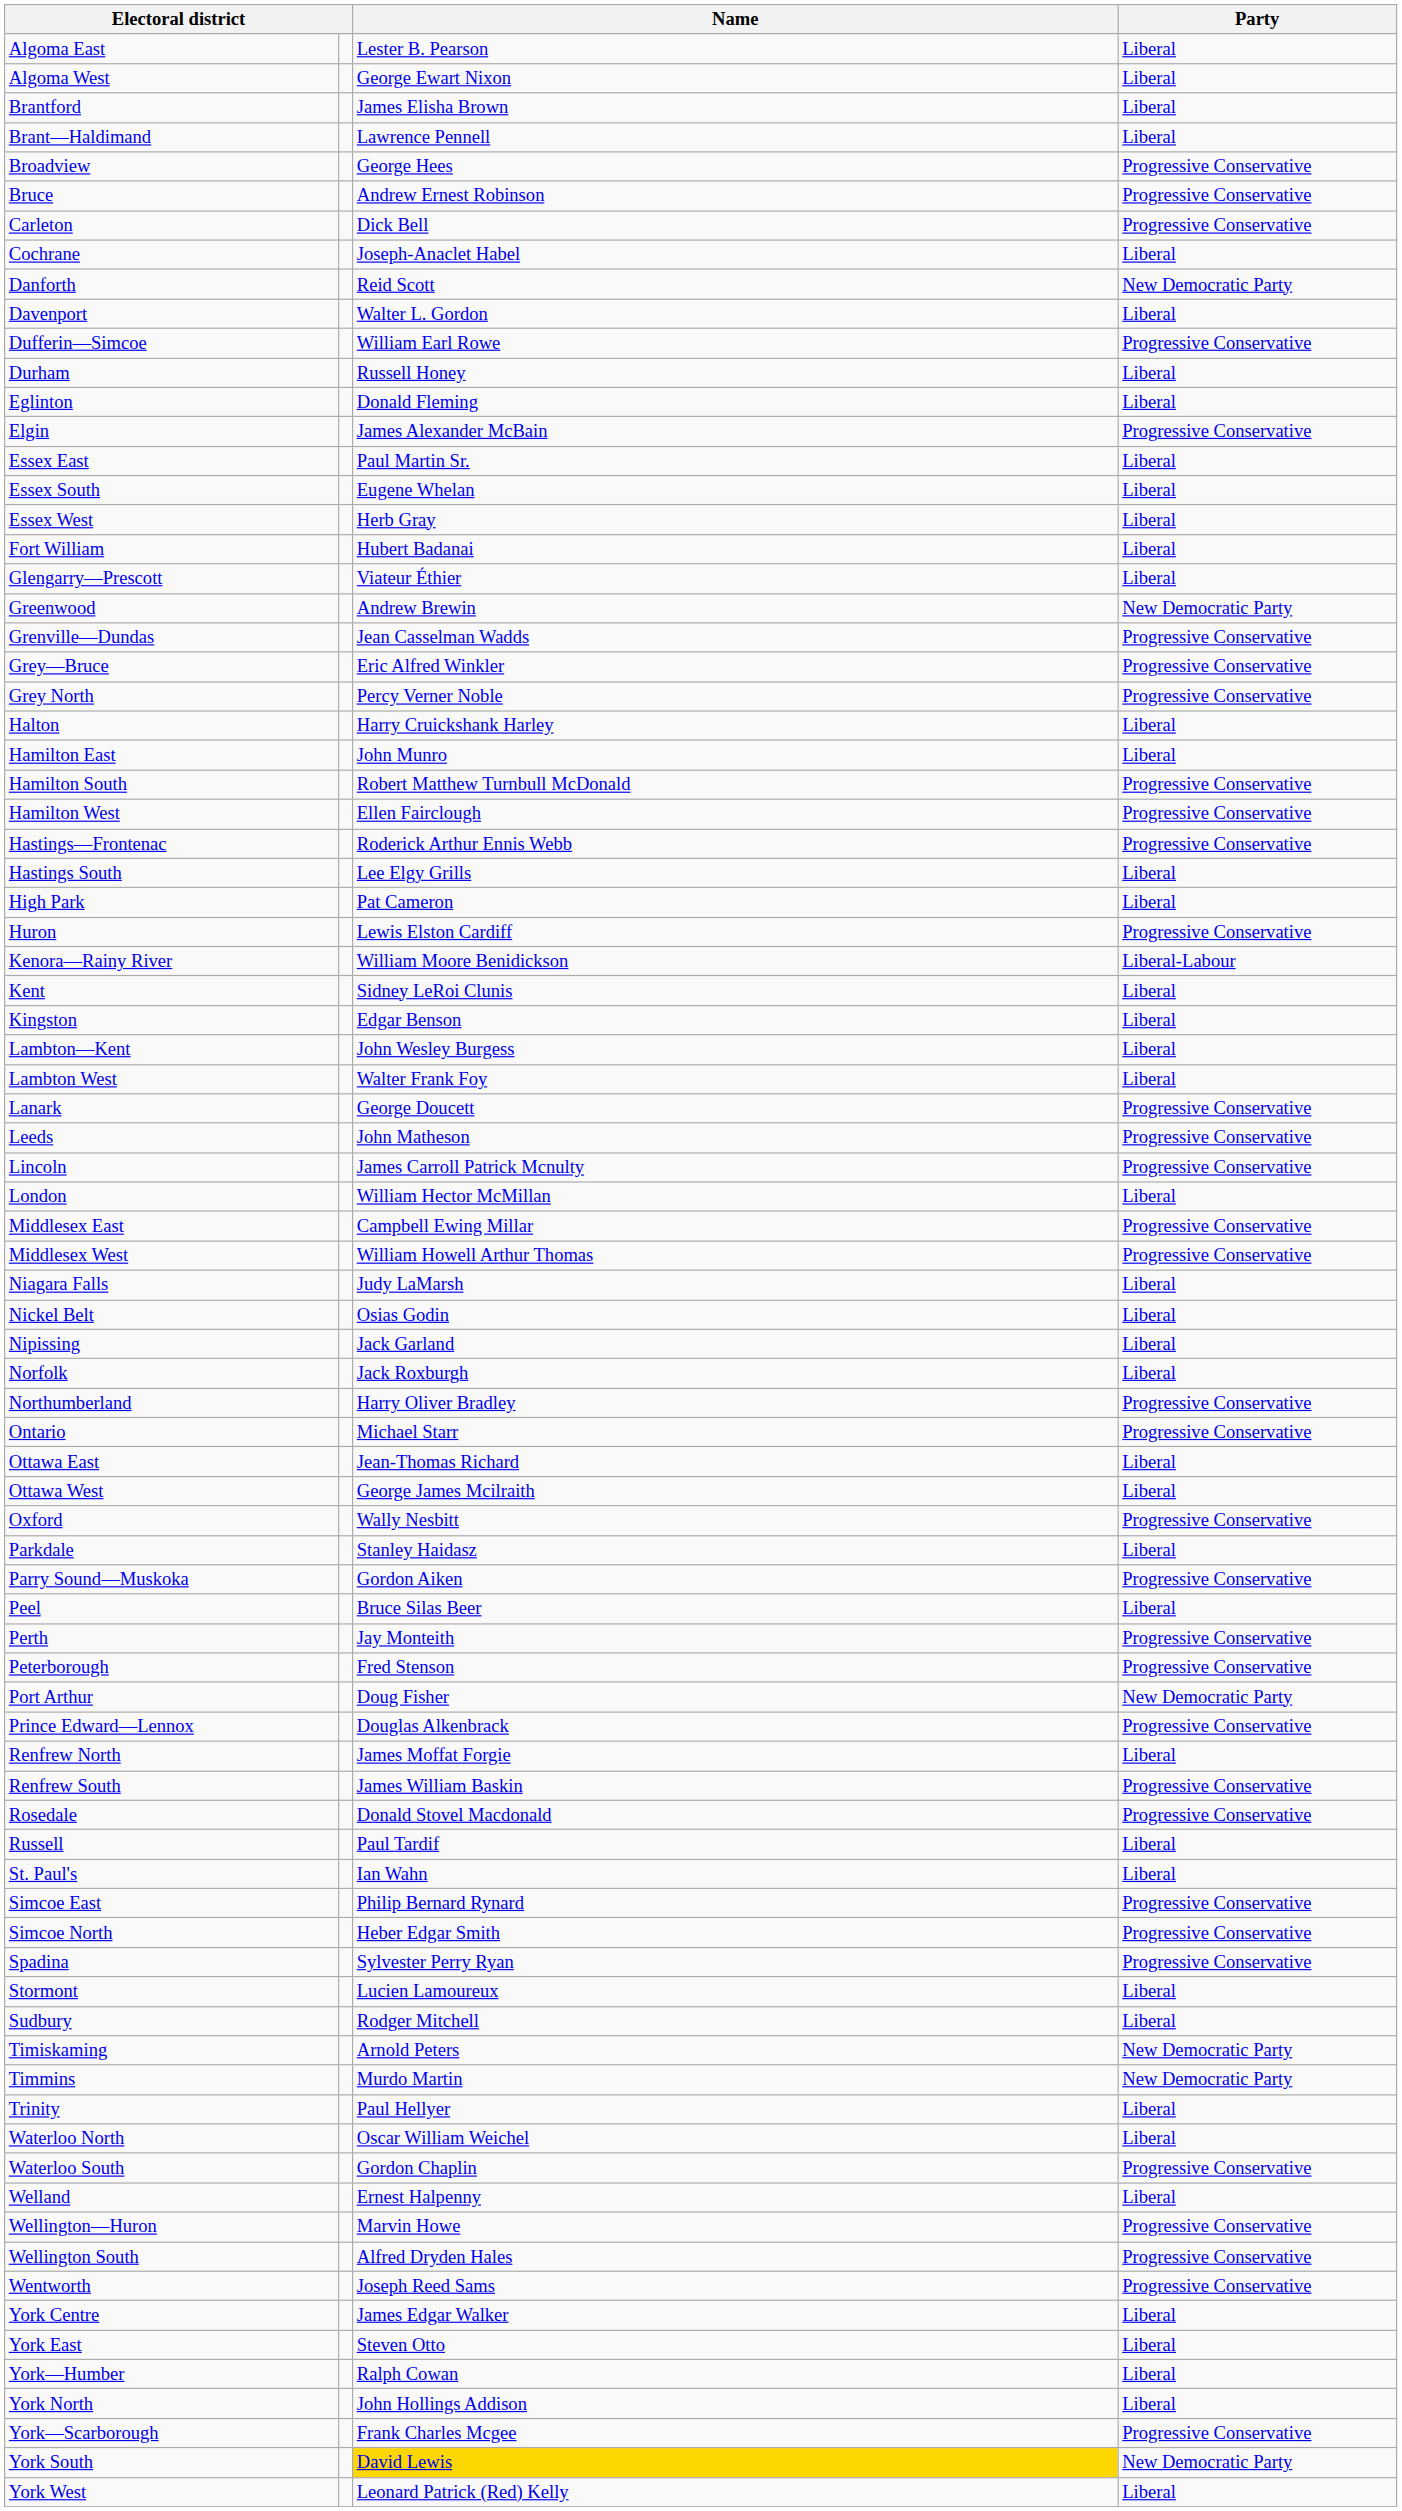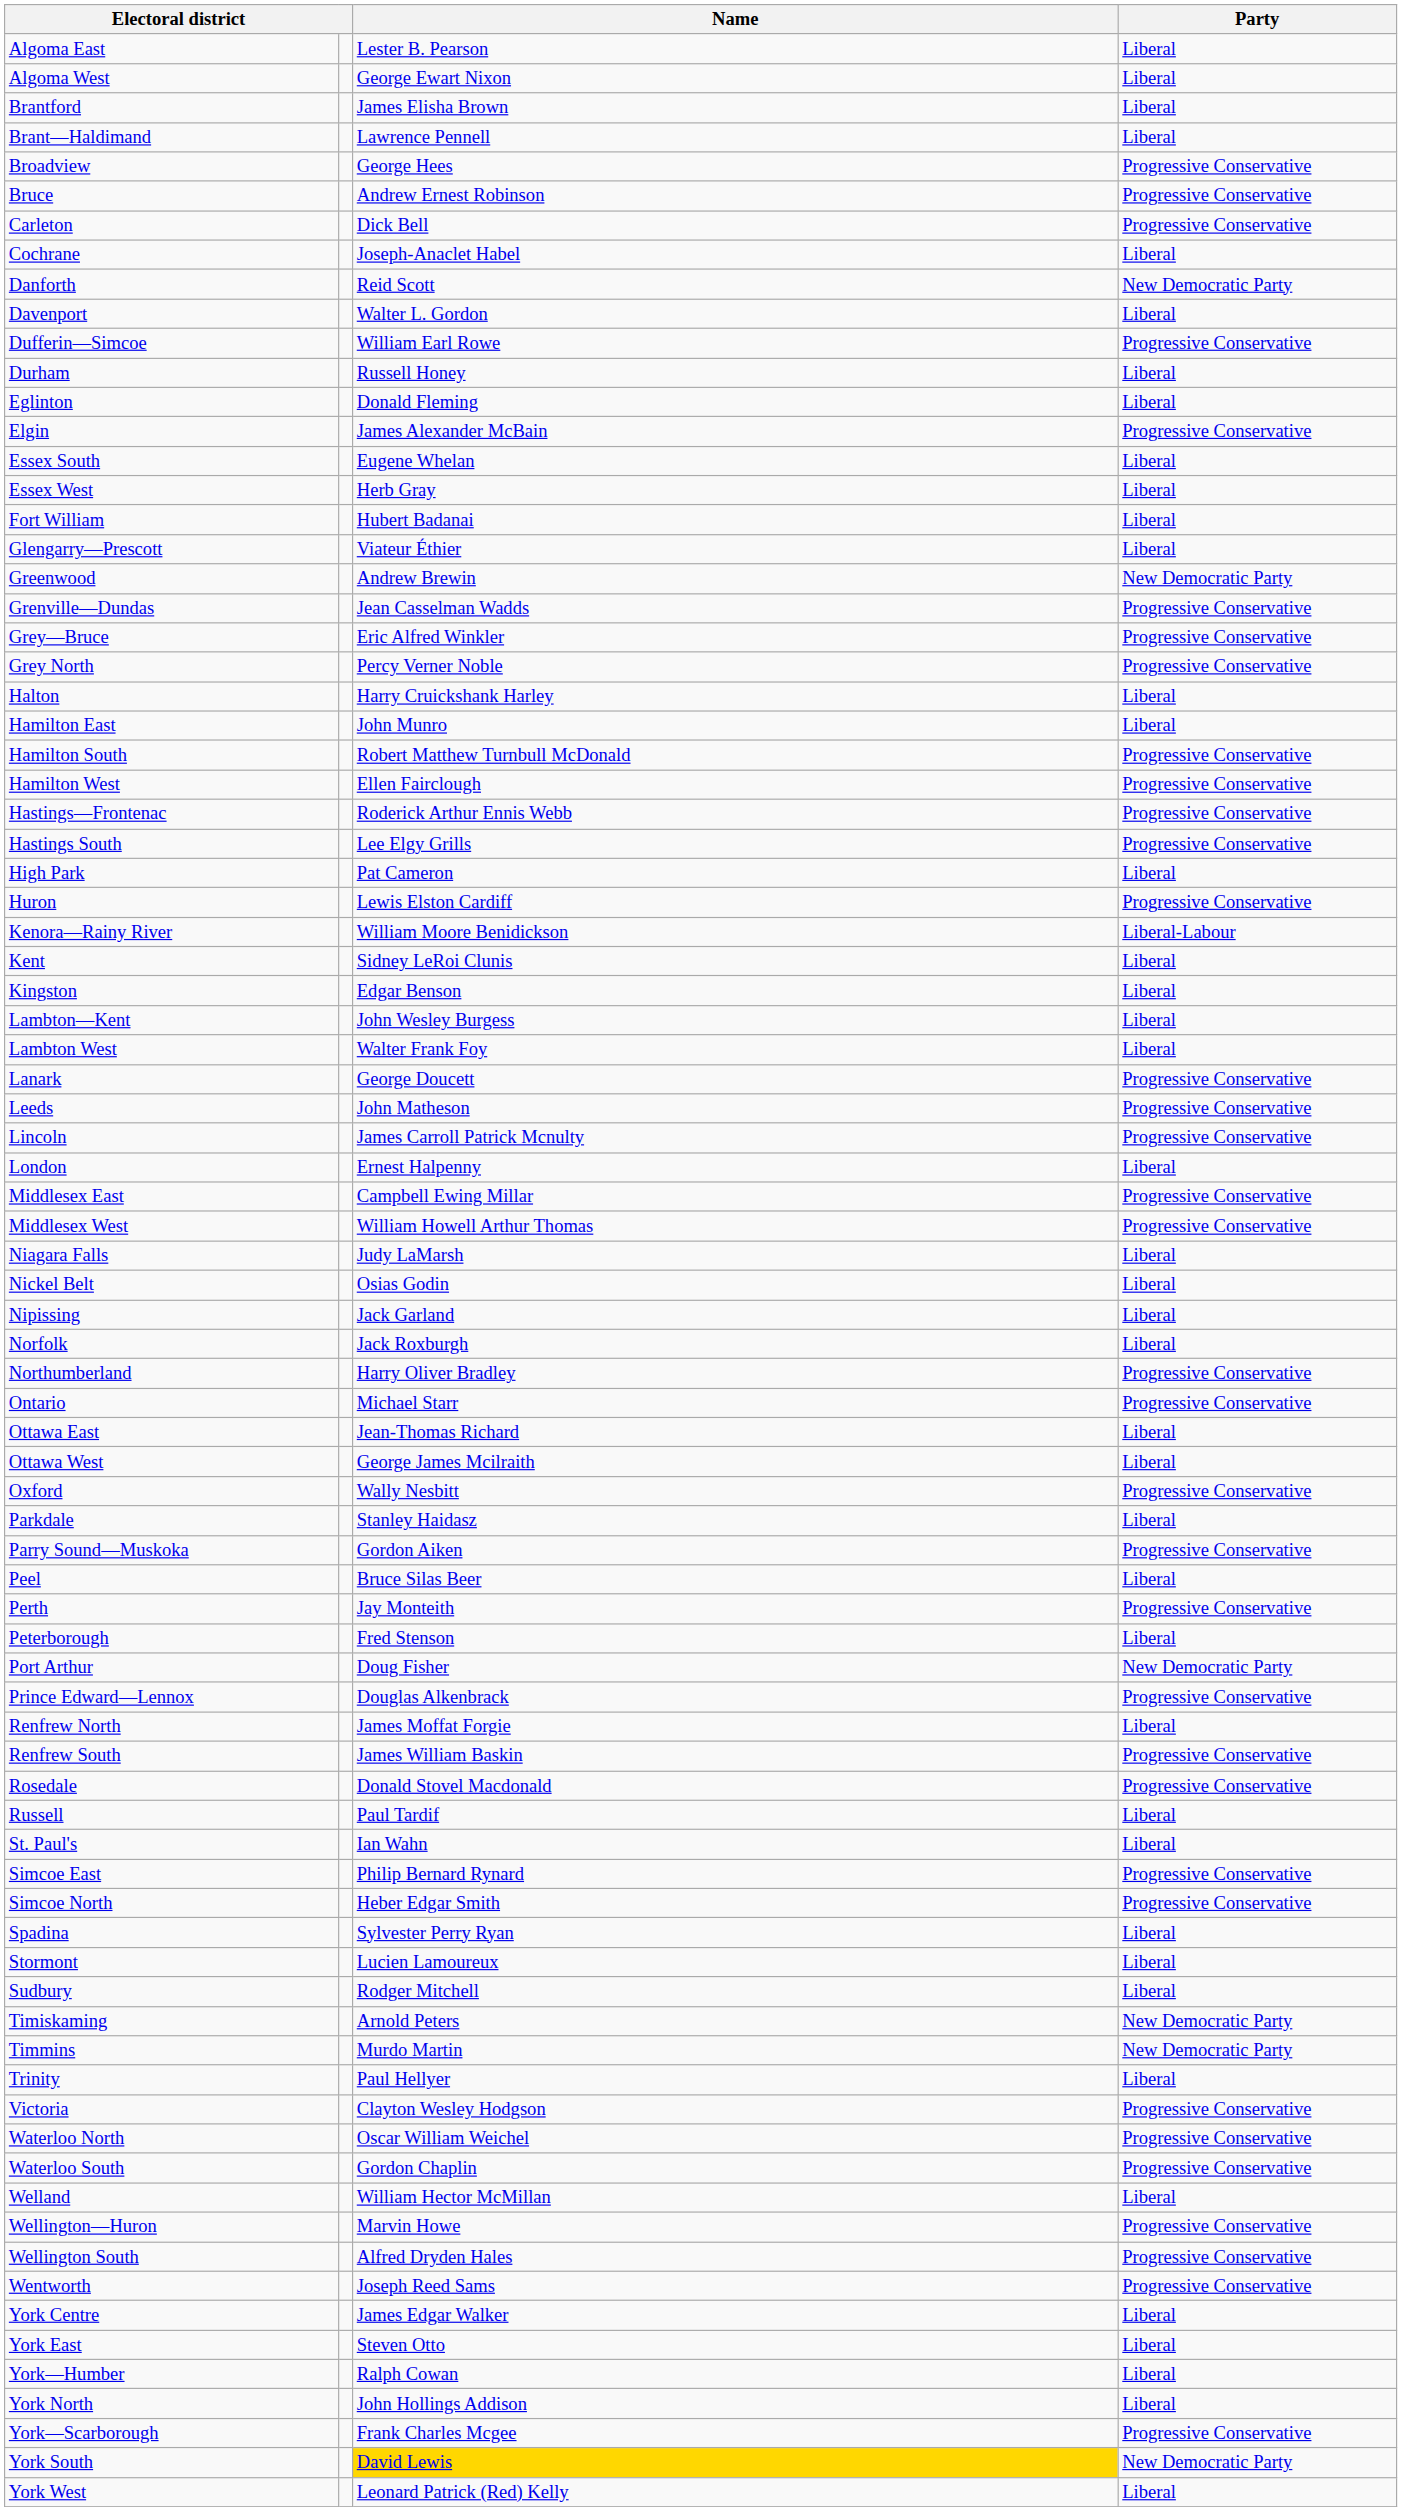- row: (49, 460)
(1149, 872) Liberal -> (1217, 843) Progressive Conservative
(454, 1196) William Hector McMillan -> (419, 1167) Ernest Halpenny
(1217, 1667) Progressive Conservative -> (1149, 1638) Liberal
(1217, 1961) Progressive Conservative -> (1149, 1932) Liberal
+ row: (39, 2109)
(1149, 2138) Liberal -> (1217, 2138) Progressive Conservative
(419, 2197) Ernest Halpenny -> (454, 2197) William Hector McMillan
